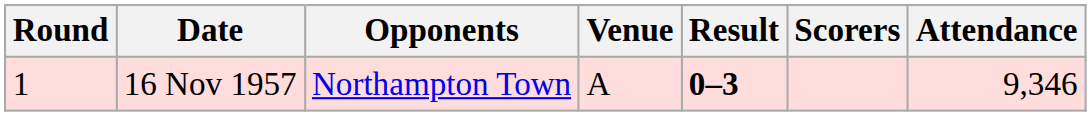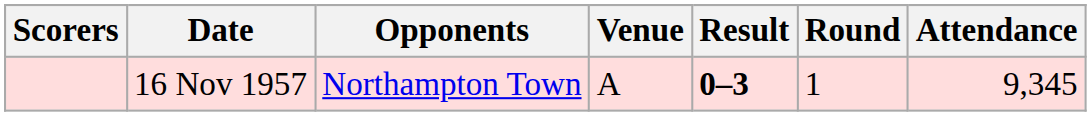columns swapped: (61, 30) <-> (847, 30)
(1040, 83) 9,346 -> (1040, 83) 9,345
